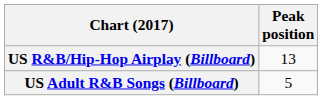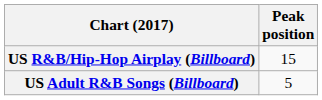(288, 58) 13 -> (288, 58) 15
